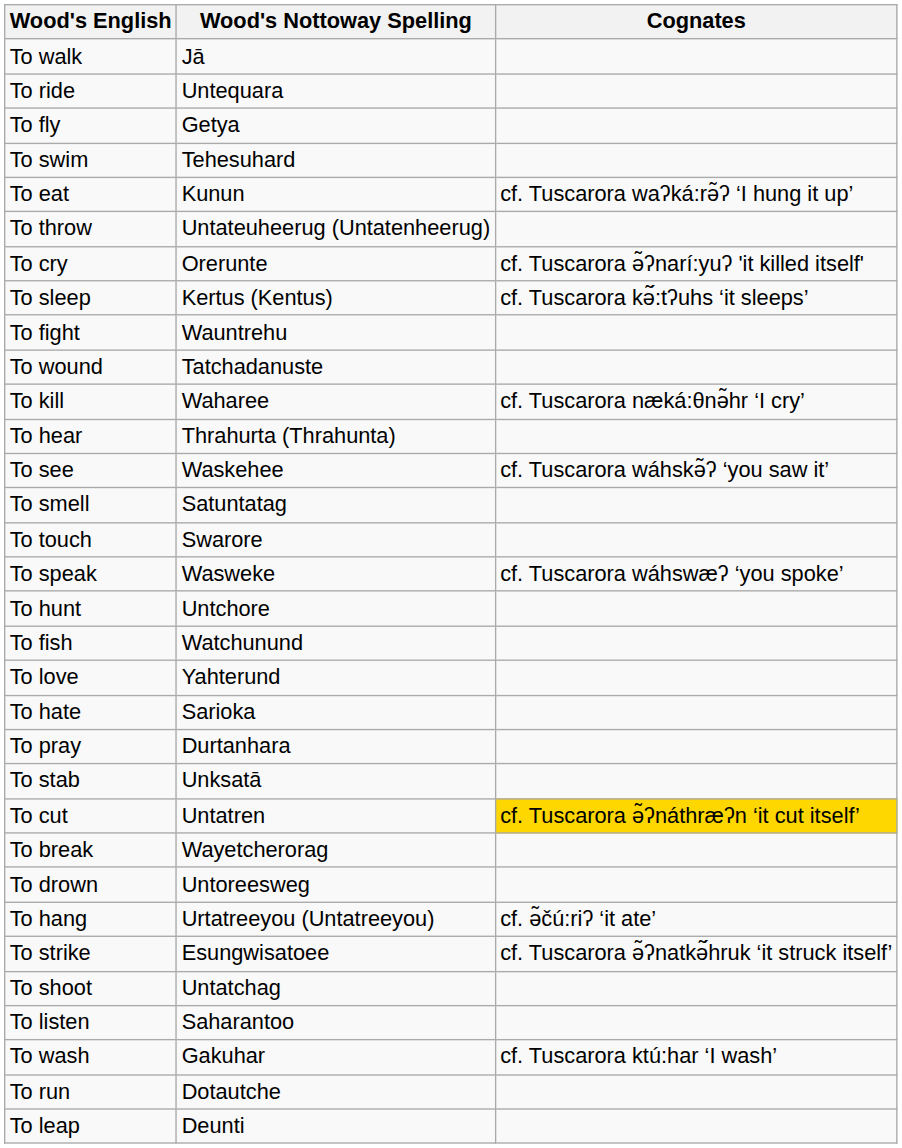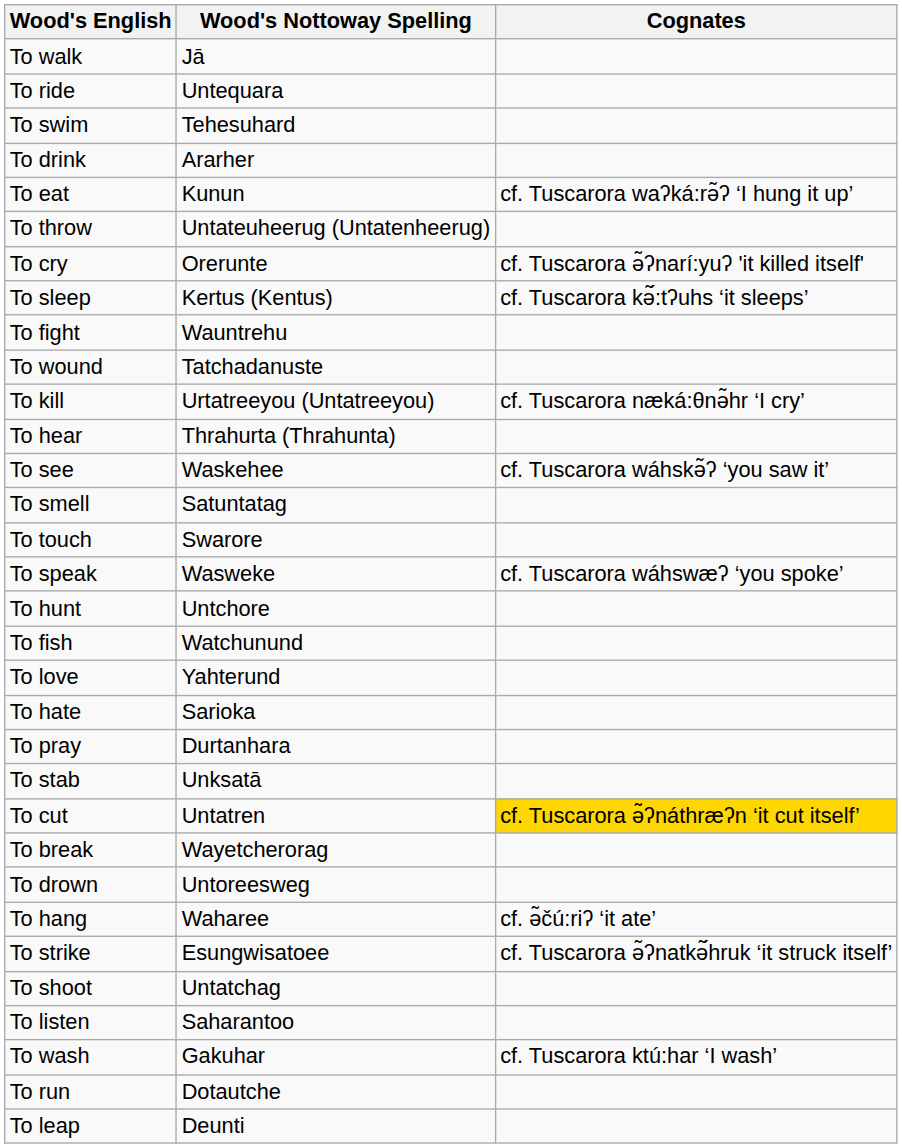- row: (35, 125)
+ row: (48, 159)
(225, 401) Waharee -> (308, 401) Urtatreeyou (Untatreeyou)
(308, 919) Urtatreeyou (Untatreeyou) -> (225, 919) Waharee
